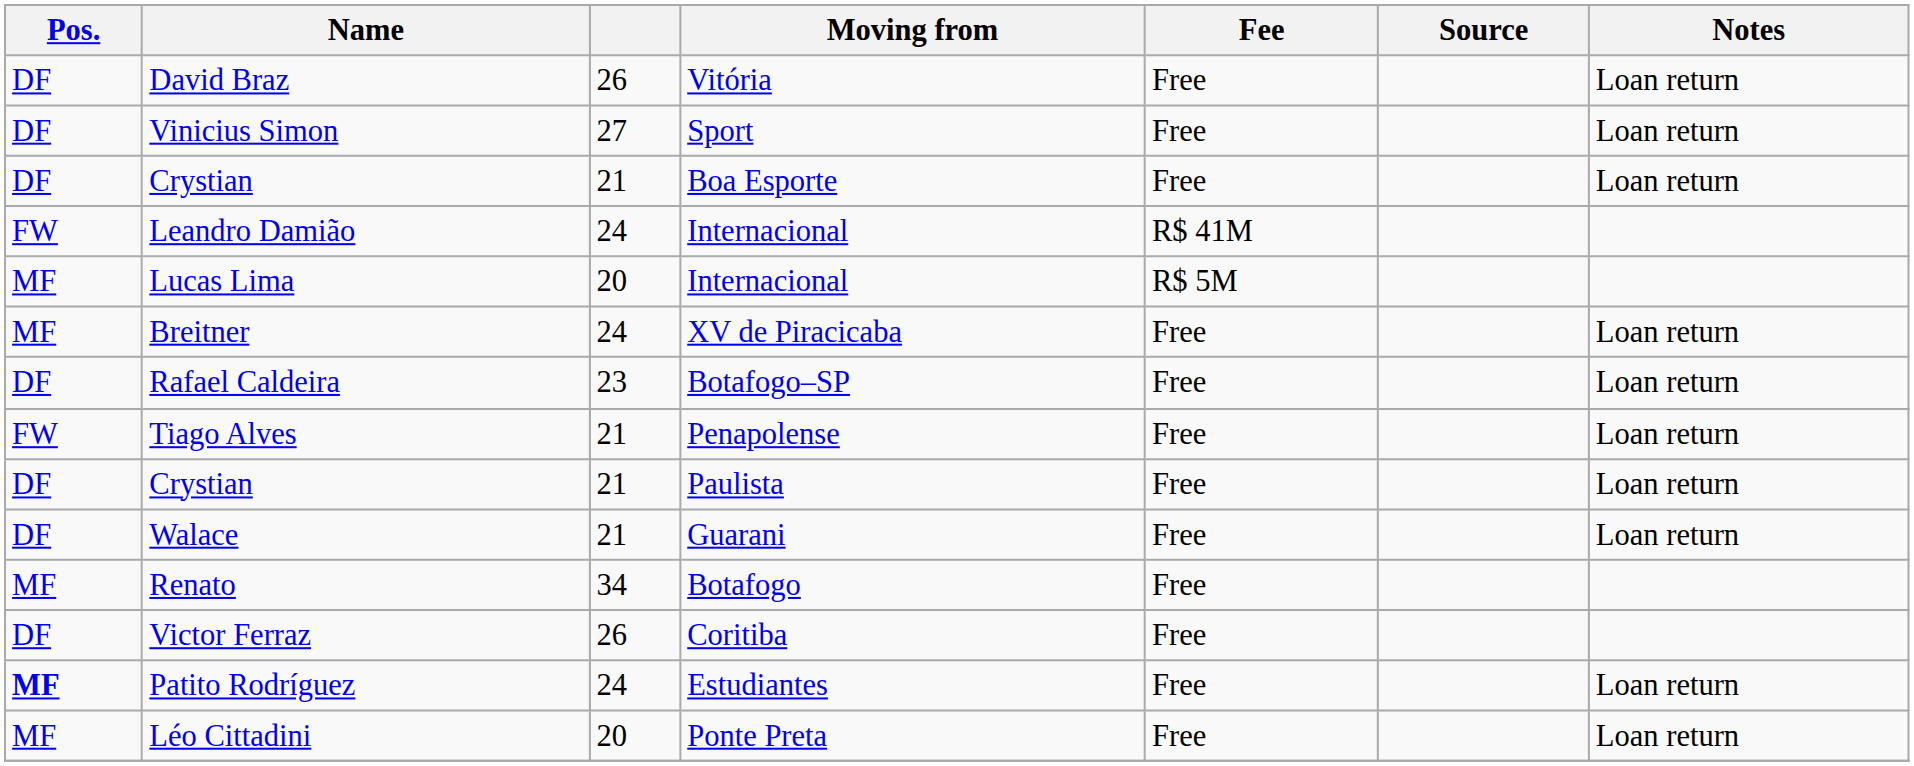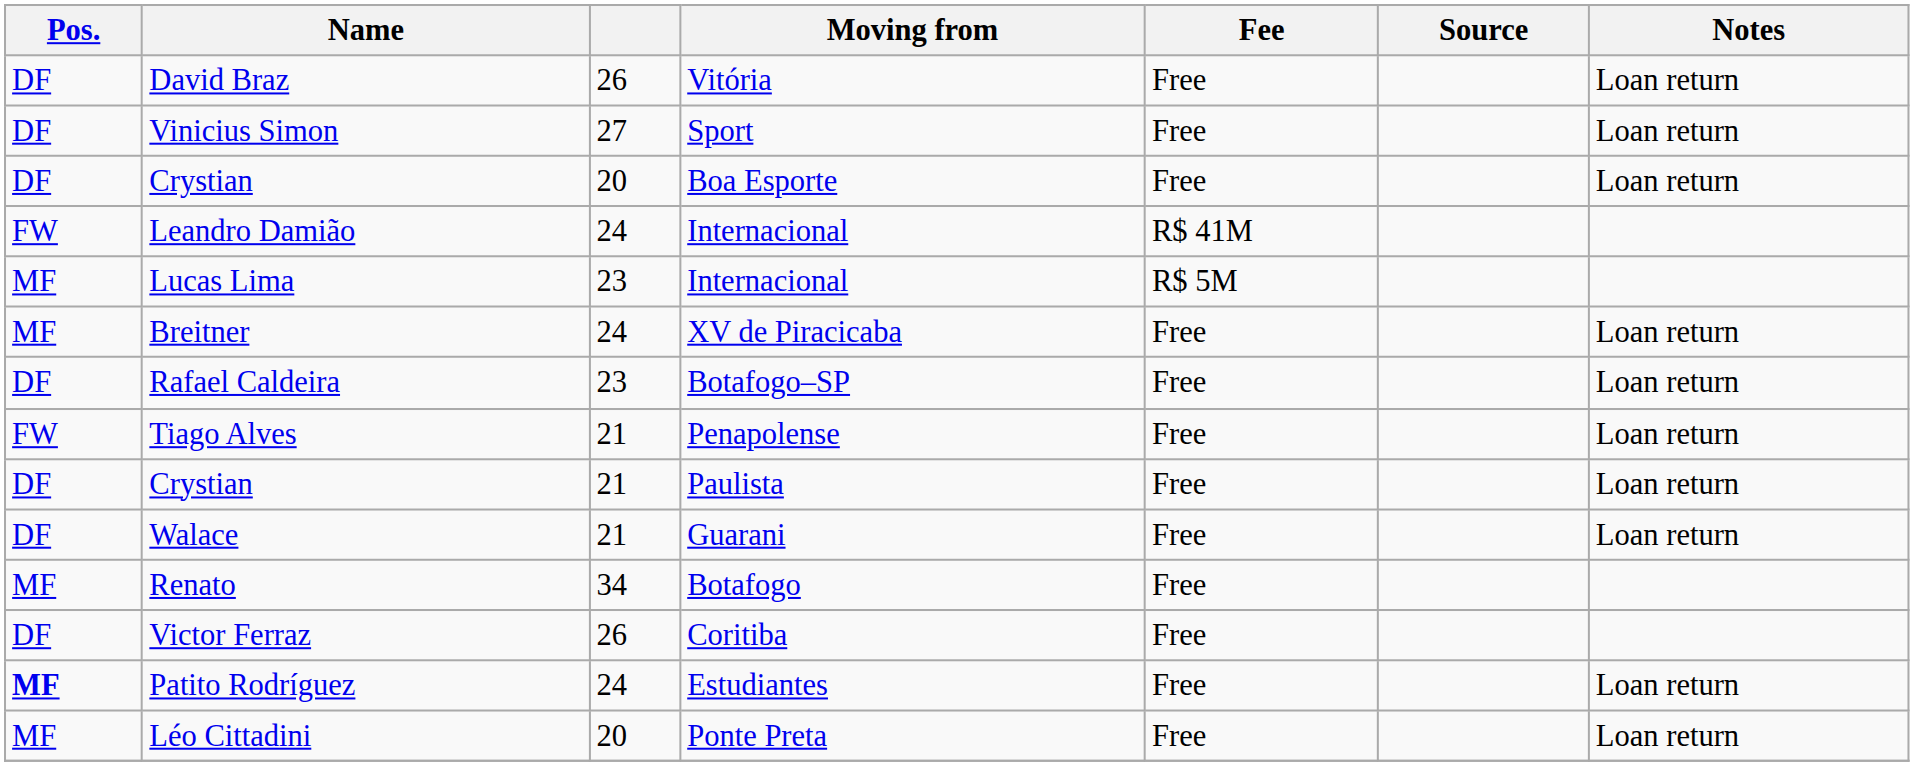(612, 181) 21 -> (612, 181) 20
(612, 281) 20 -> (612, 281) 23
